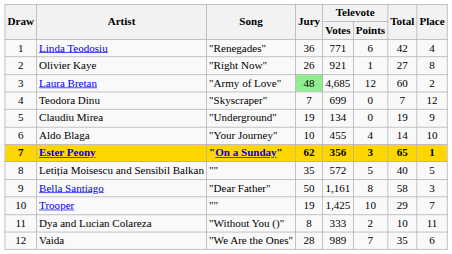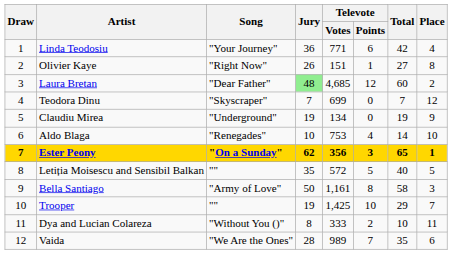(238, 48) "Renegades" -> (243, 48) "Your Journey"
(338, 65) 921 -> (338, 65) 151
(245, 83) "Army of Love" -> (240, 83) "Dear Father"
(243, 135) "Your Journey" -> (238, 135) "Renegades"
(338, 135) 455 -> (338, 135) 753
(240, 188) "Dear Father" -> (245, 188) "Army of Love"
